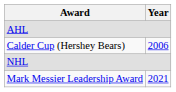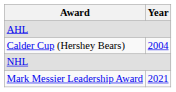(158, 45) 2006 -> (158, 45) 2004
